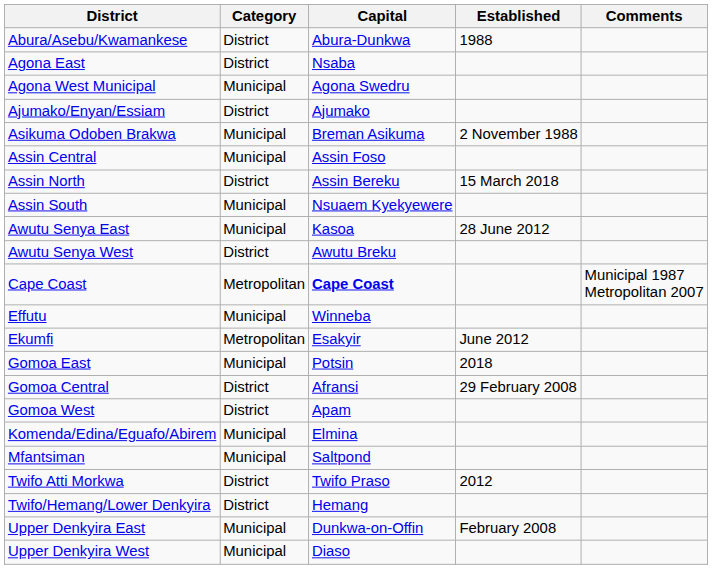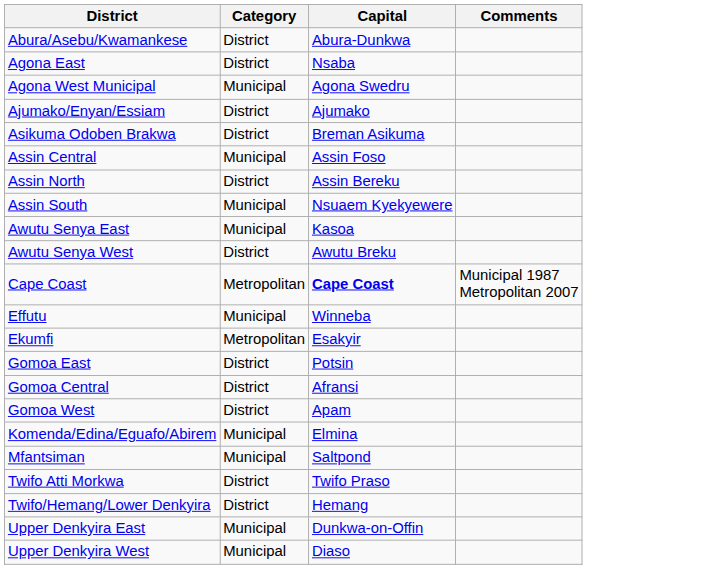- column: (519, 16)
(255, 134) Municipal -> (246, 134) District
(255, 363) Municipal -> (246, 363) District
